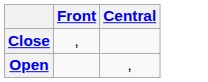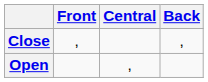+ column: (182, 16)
